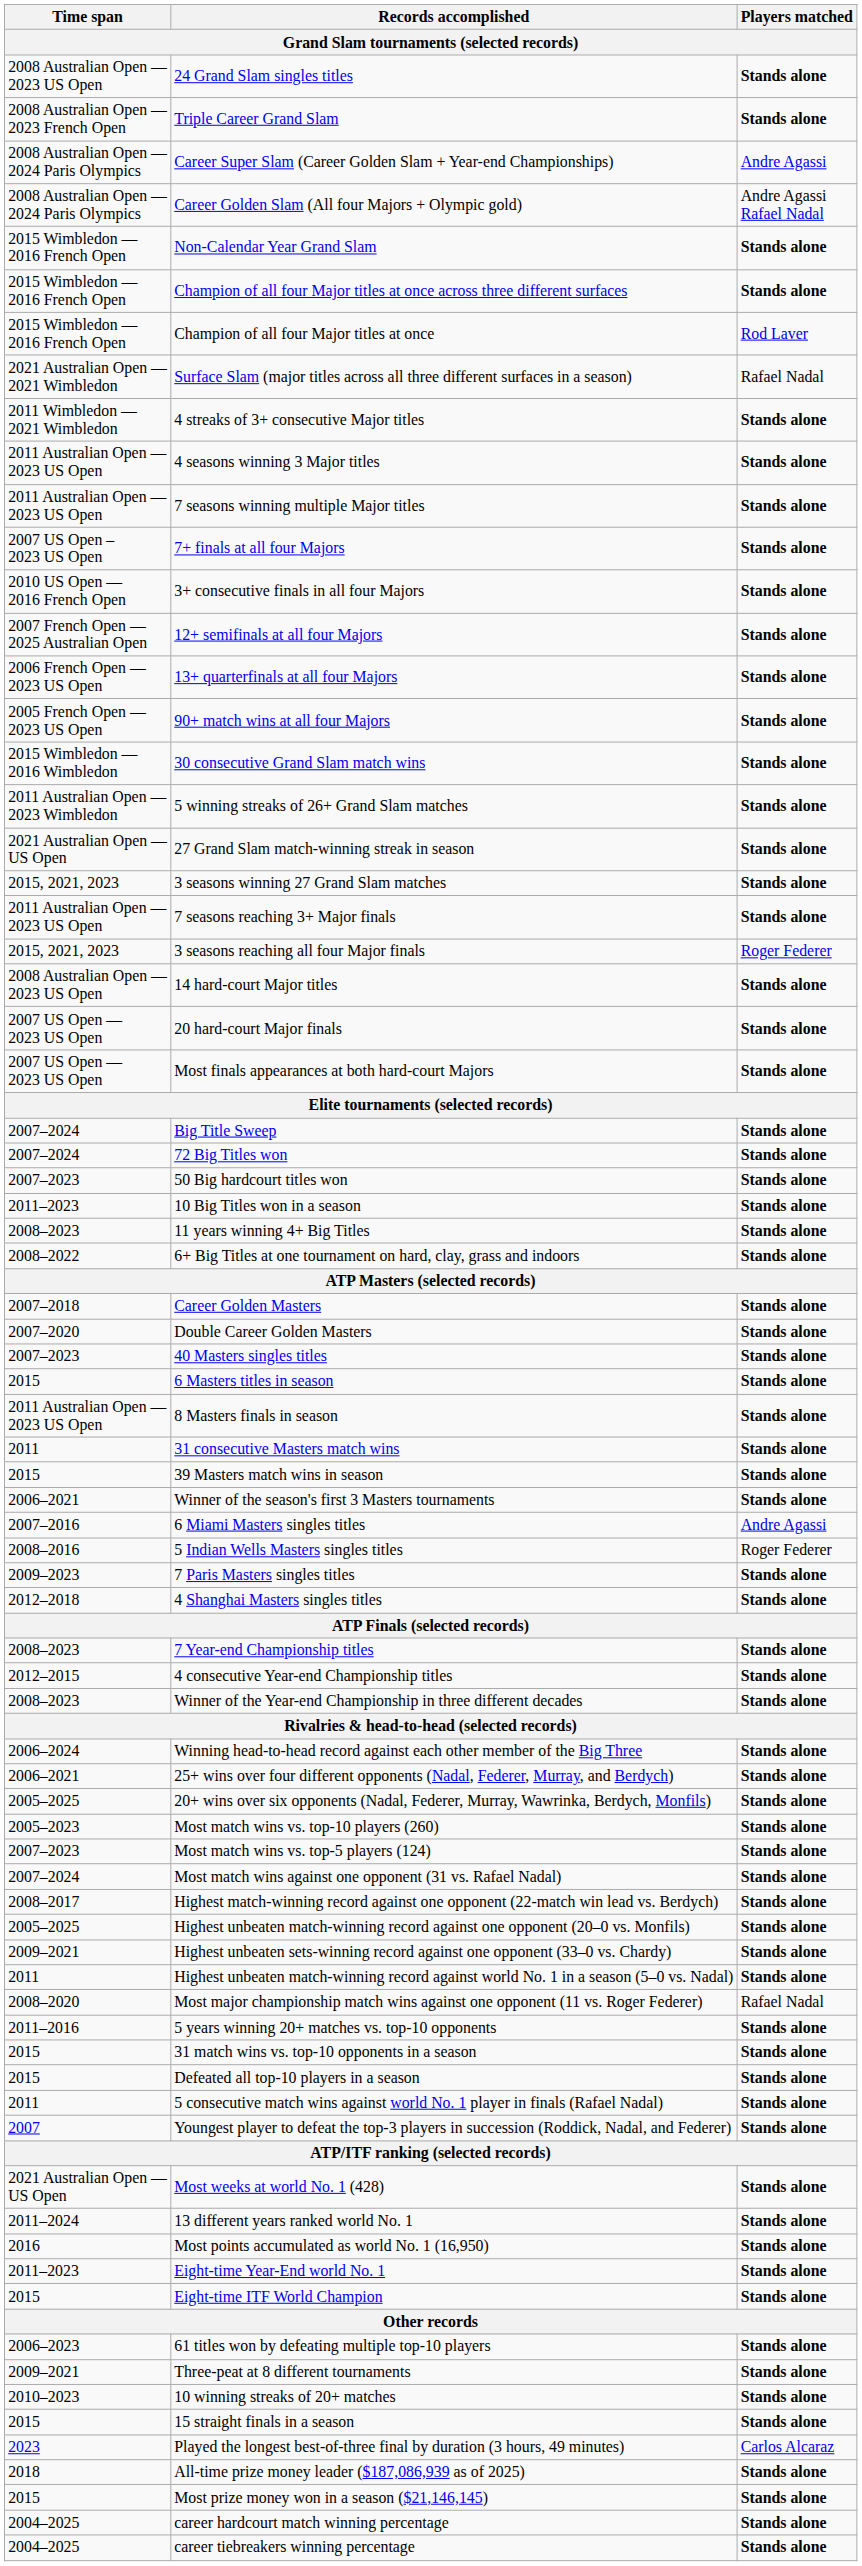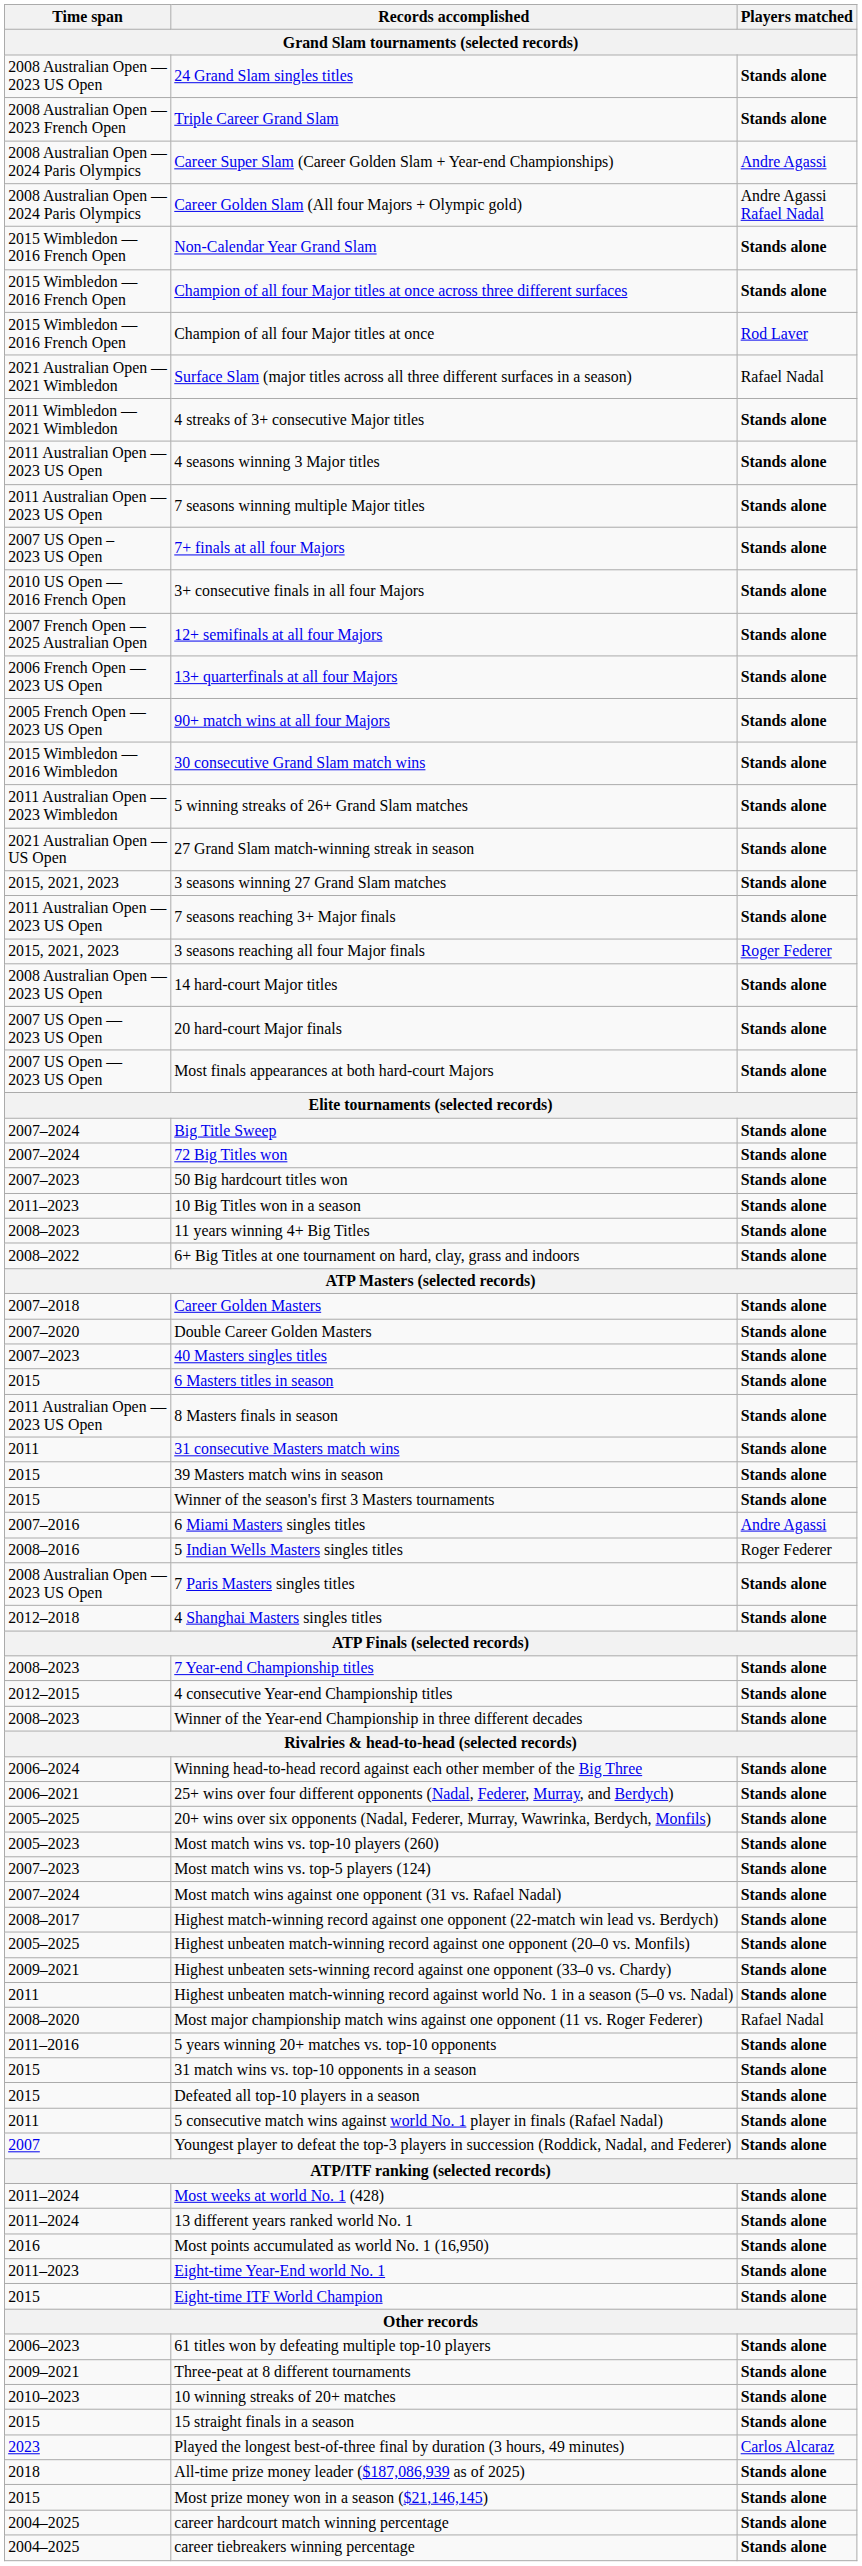(44, 1499) 2006–2021 -> (24, 1499) 2015
(44, 1575) 2009–2023 -> (88, 1584) 2008 Australian Open — 2023 US Open
(88, 2187) 2021 Australian Open — US Open -> (43, 2195) 2011–2024
